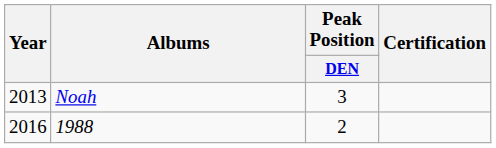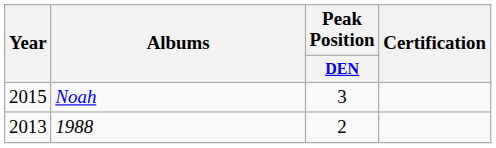(28, 97) 2013 -> (28, 97) 2015
(28, 127) 2016 -> (28, 127) 2013
